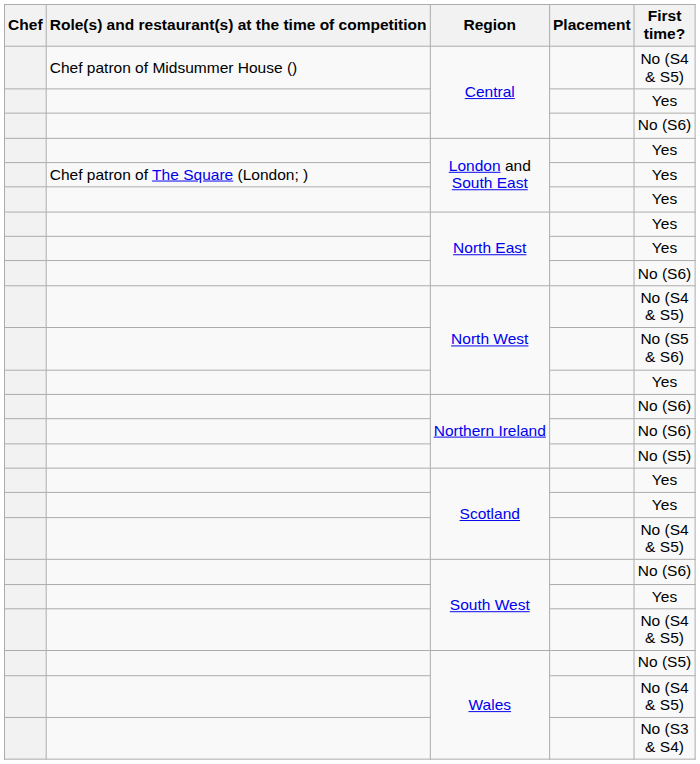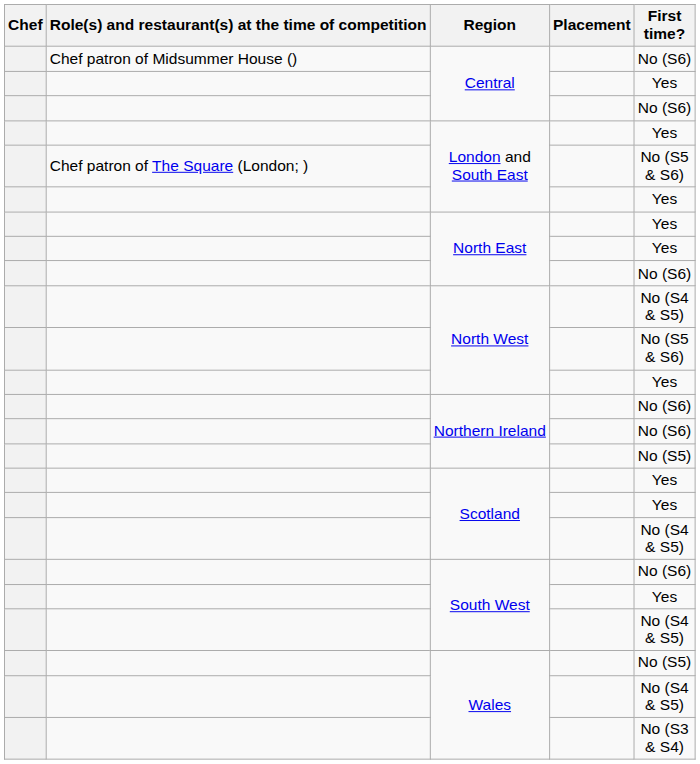(665, 67) No (S4 & S5) -> (665, 58) No (S6)
(665, 174) Yes -> (665, 166) No (S5 & S6)
